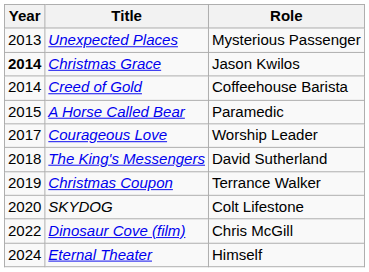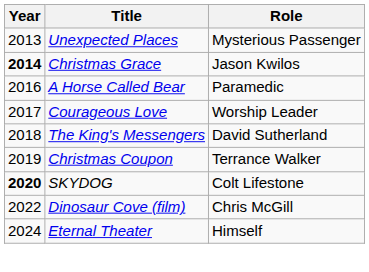- row: (95, 87)
(25, 111) 2015 -> (25, 87) 2016
(25, 207) normal -> (25, 183) bold
